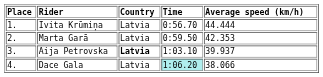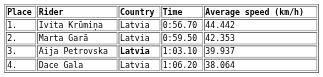(220, 25) 44.444 -> (220, 25) 44.442
(180, 65) paleturquoise background -> (180, 65) no background
(220, 65) 38.066 -> (220, 65) 38.064
